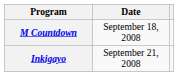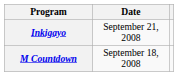rows swapped: (49, 32) <-> (49, 58)
